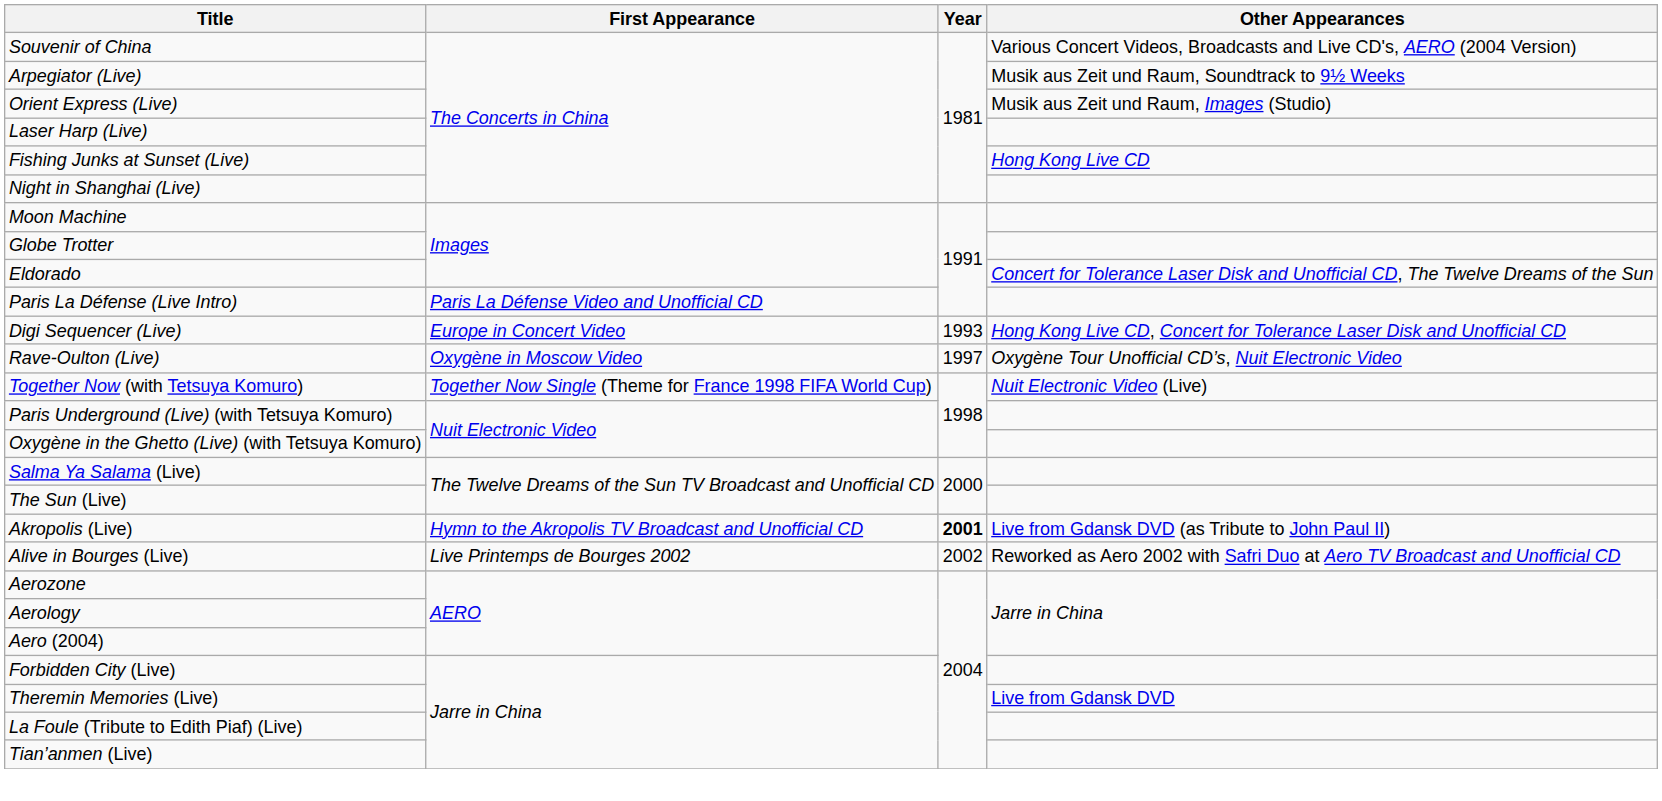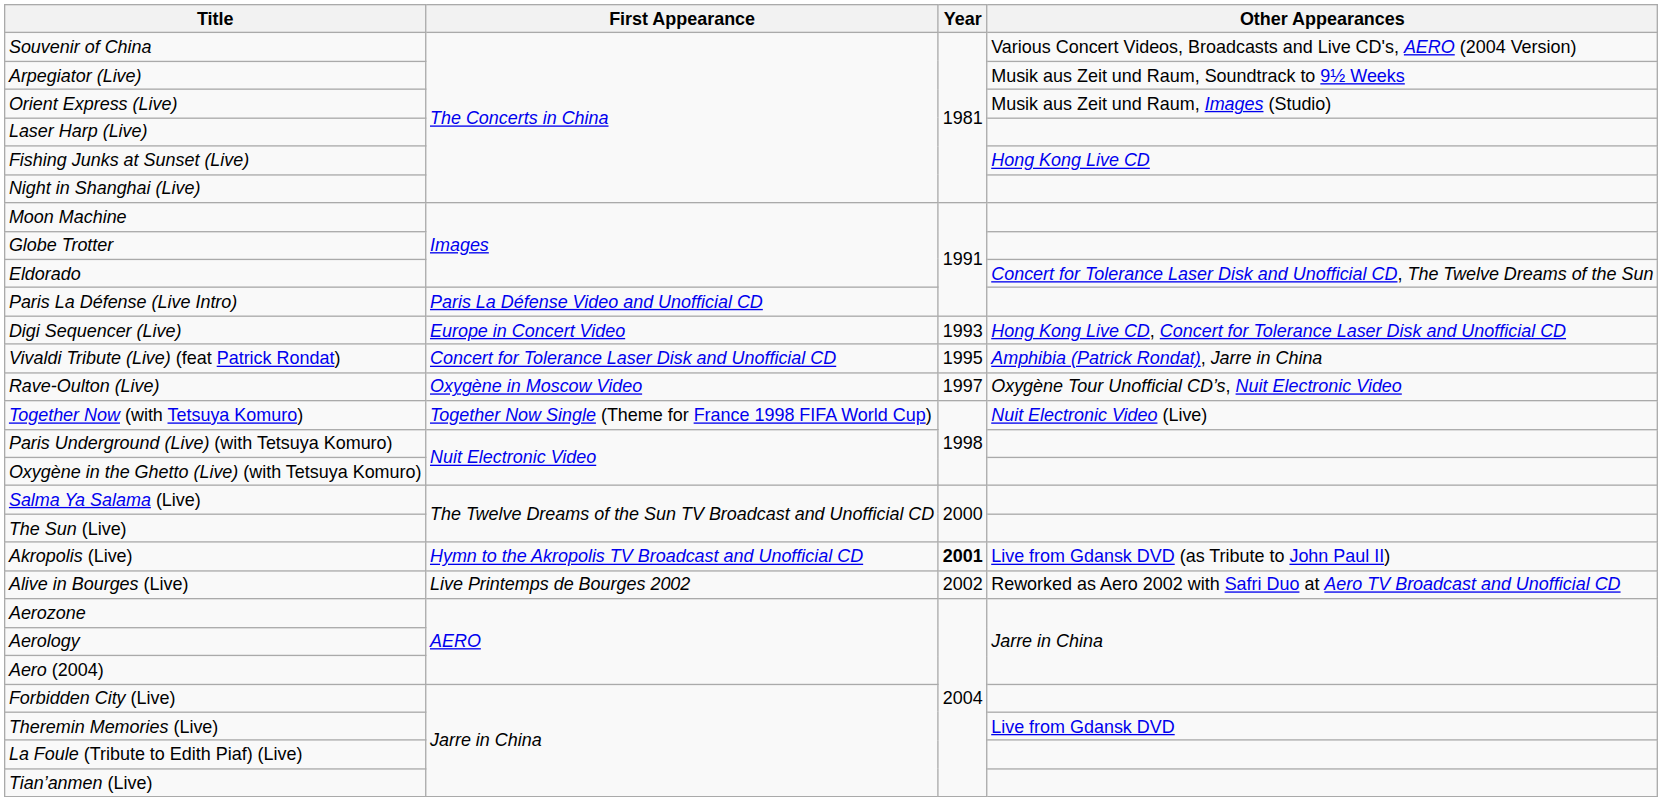+ row: (175, 358)
